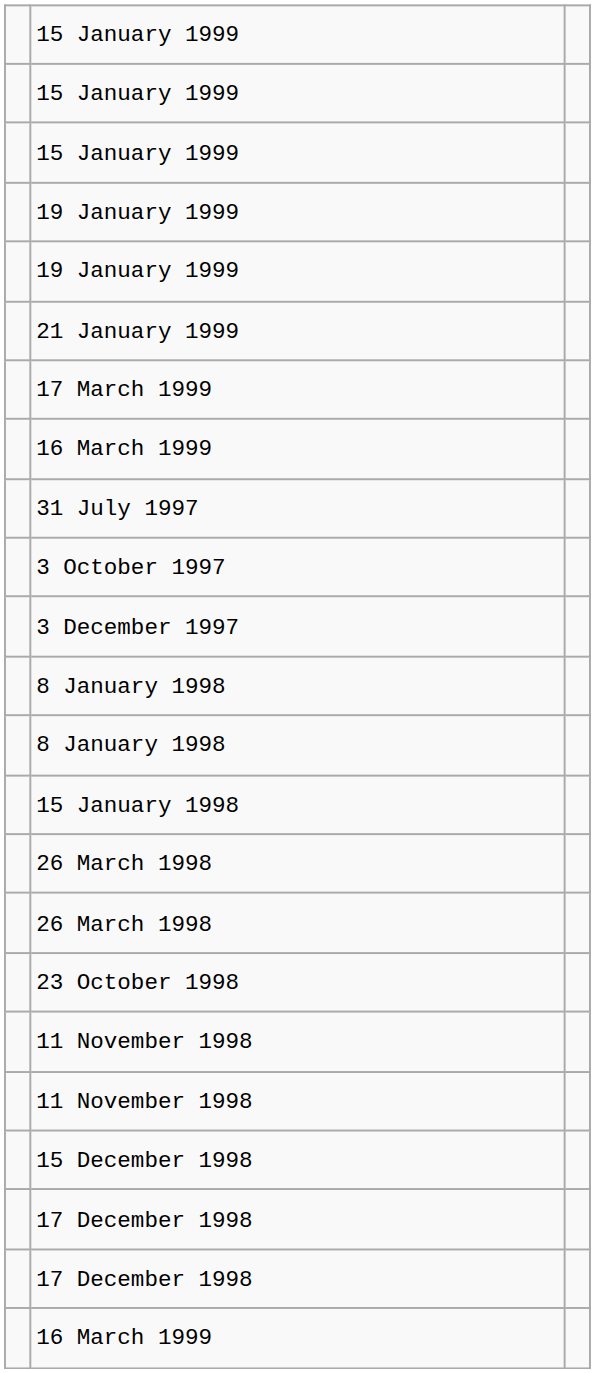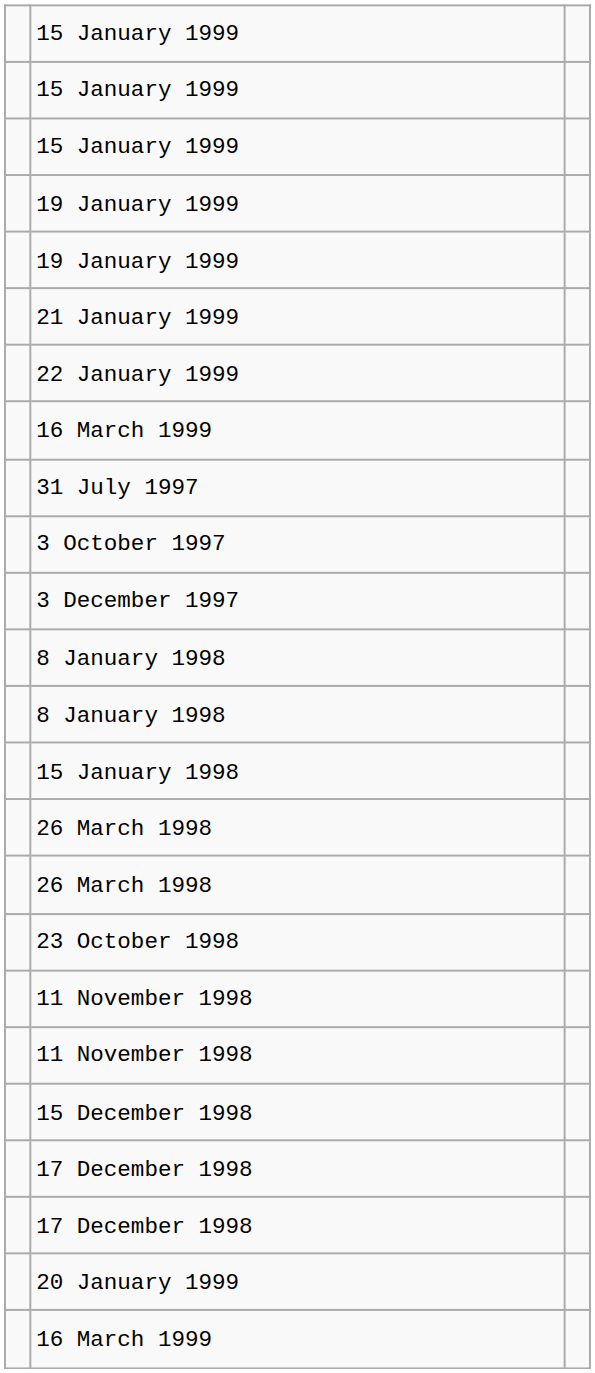+ row: (18, 374)
- row: (18, 390)
+ row: (18, 1282)
